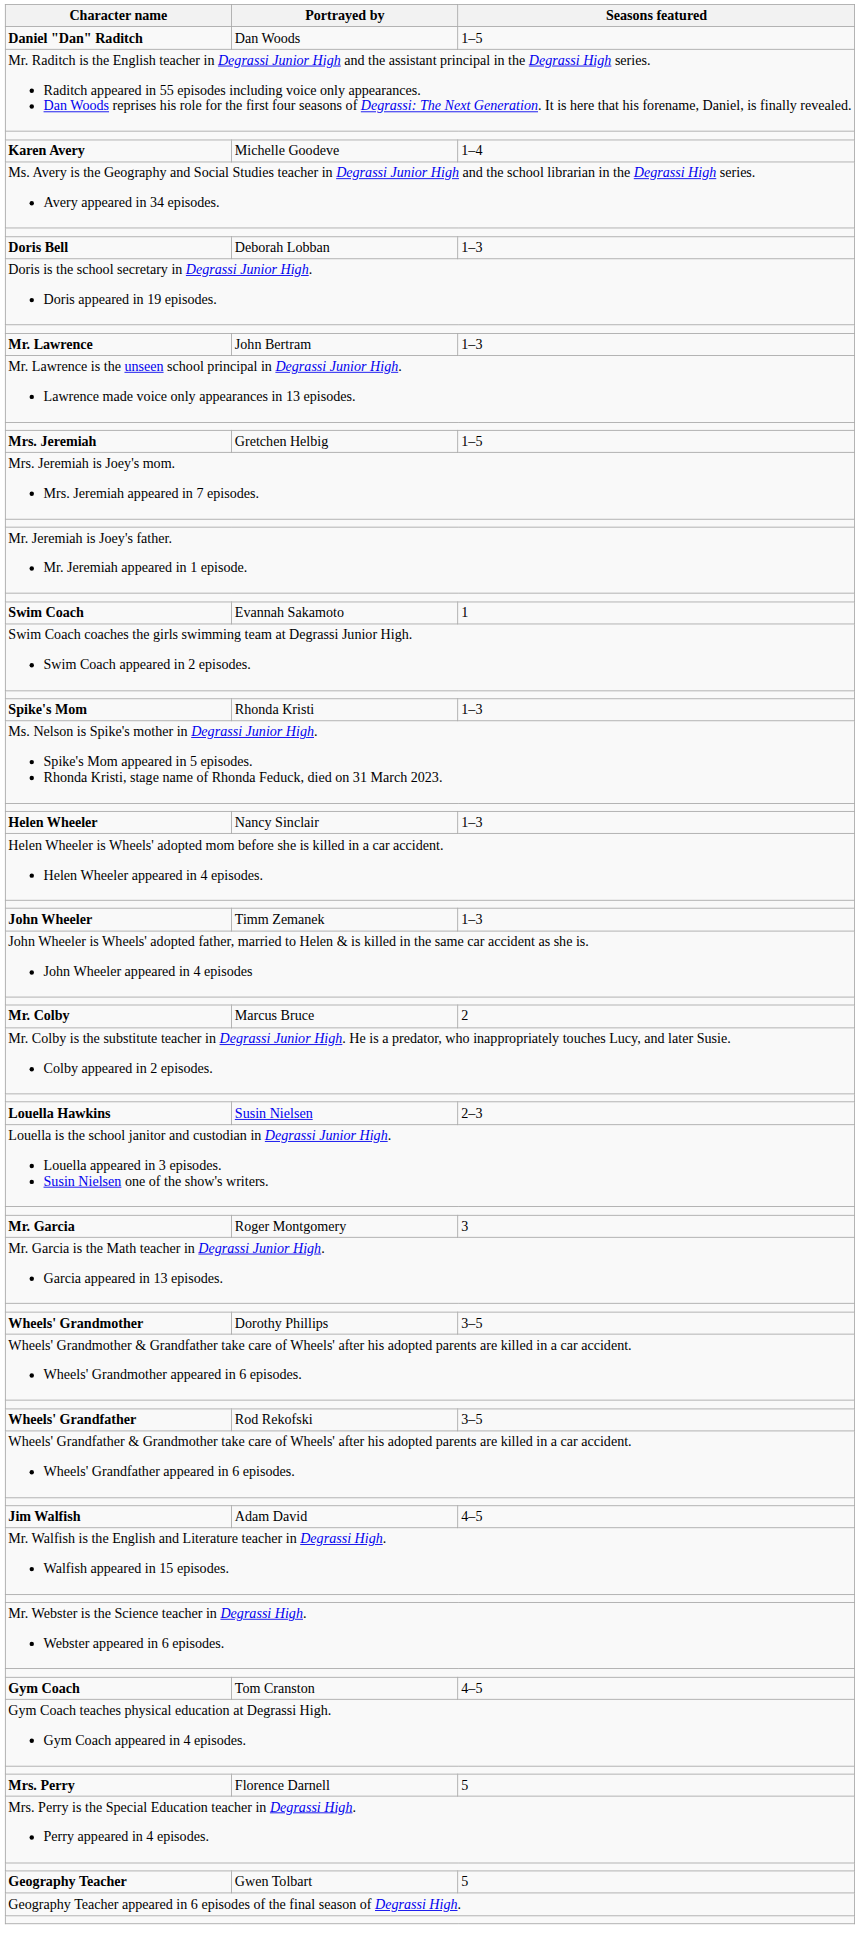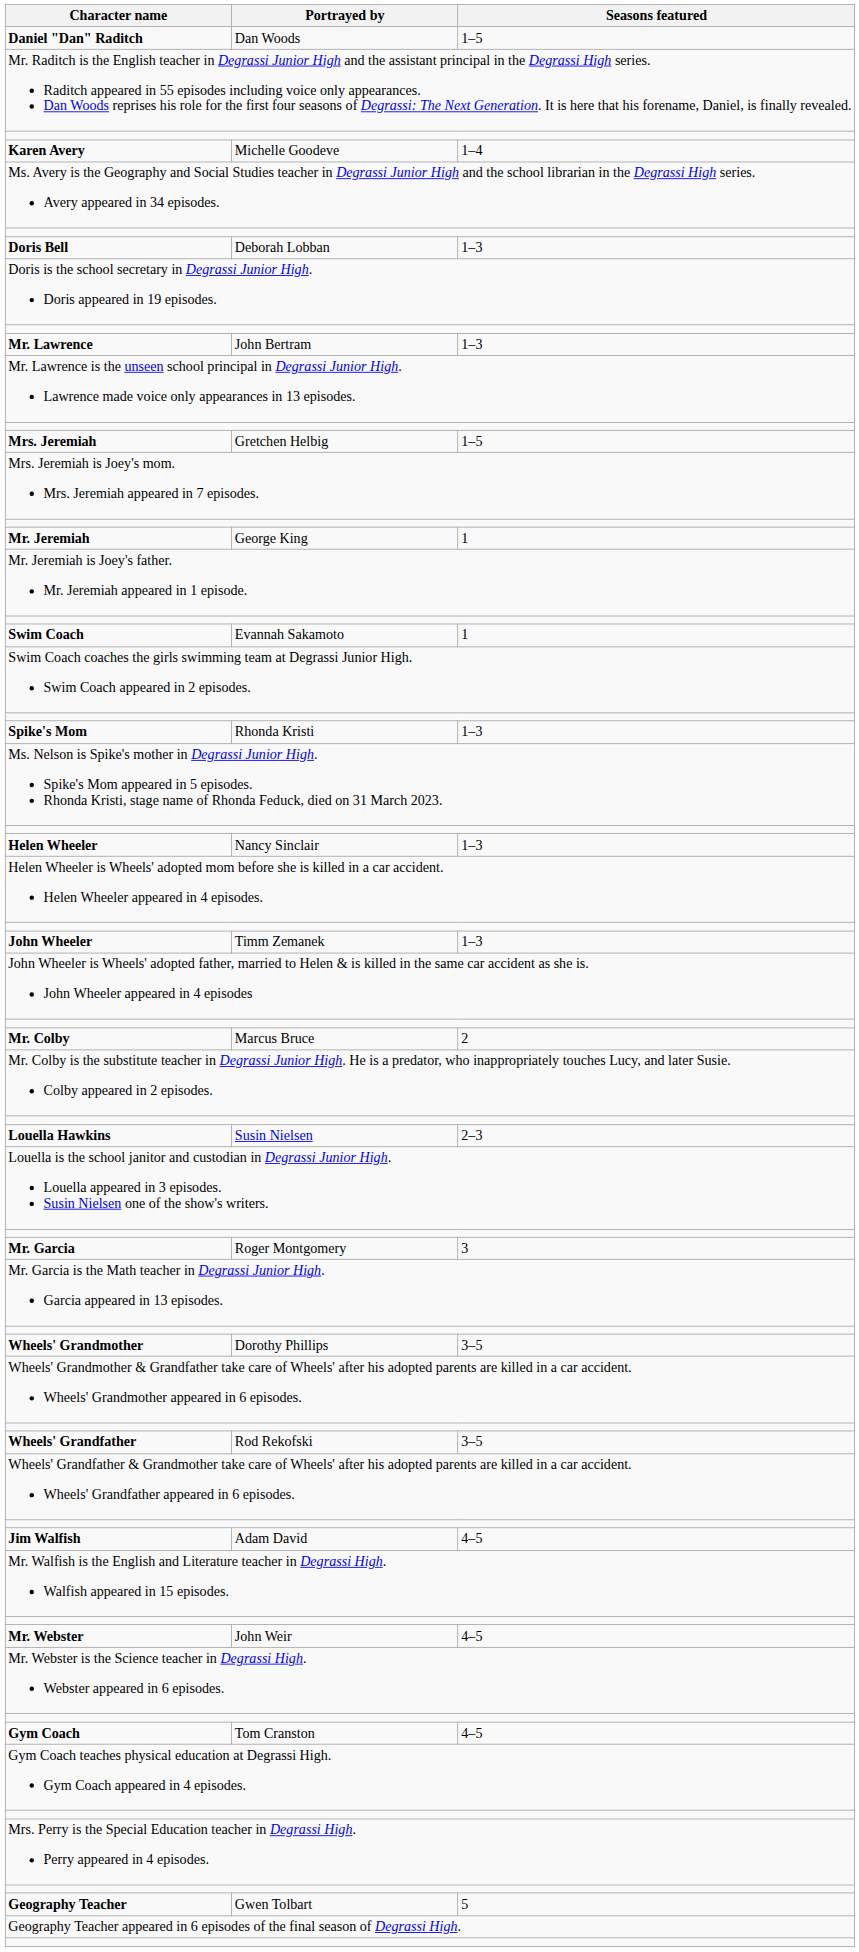+ row: (49, 538)
+ row: (46, 1636)
- row: (42, 1785)
